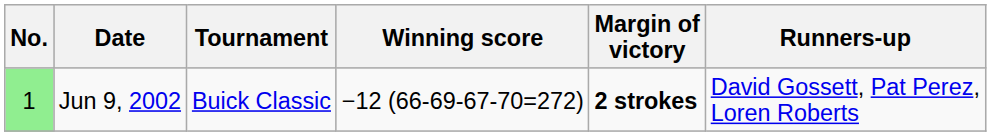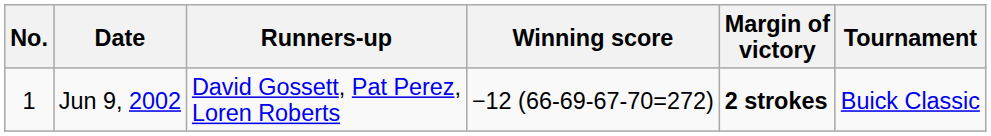columns swapped: (261, 37) <-> (845, 37)
(29, 100) lightgreen background -> (29, 100) no background
